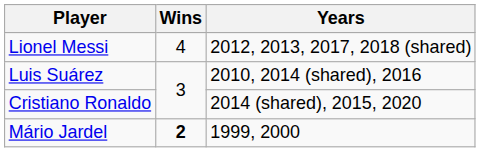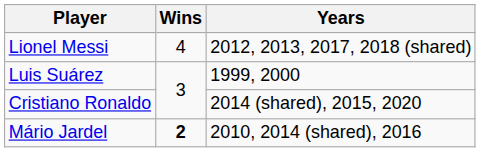(316, 75) 2010, 2014 (shared), 2016 -> (255, 75) 1999, 2000
(255, 132) 1999, 2000 -> (316, 132) 2010, 2014 (shared), 2016
